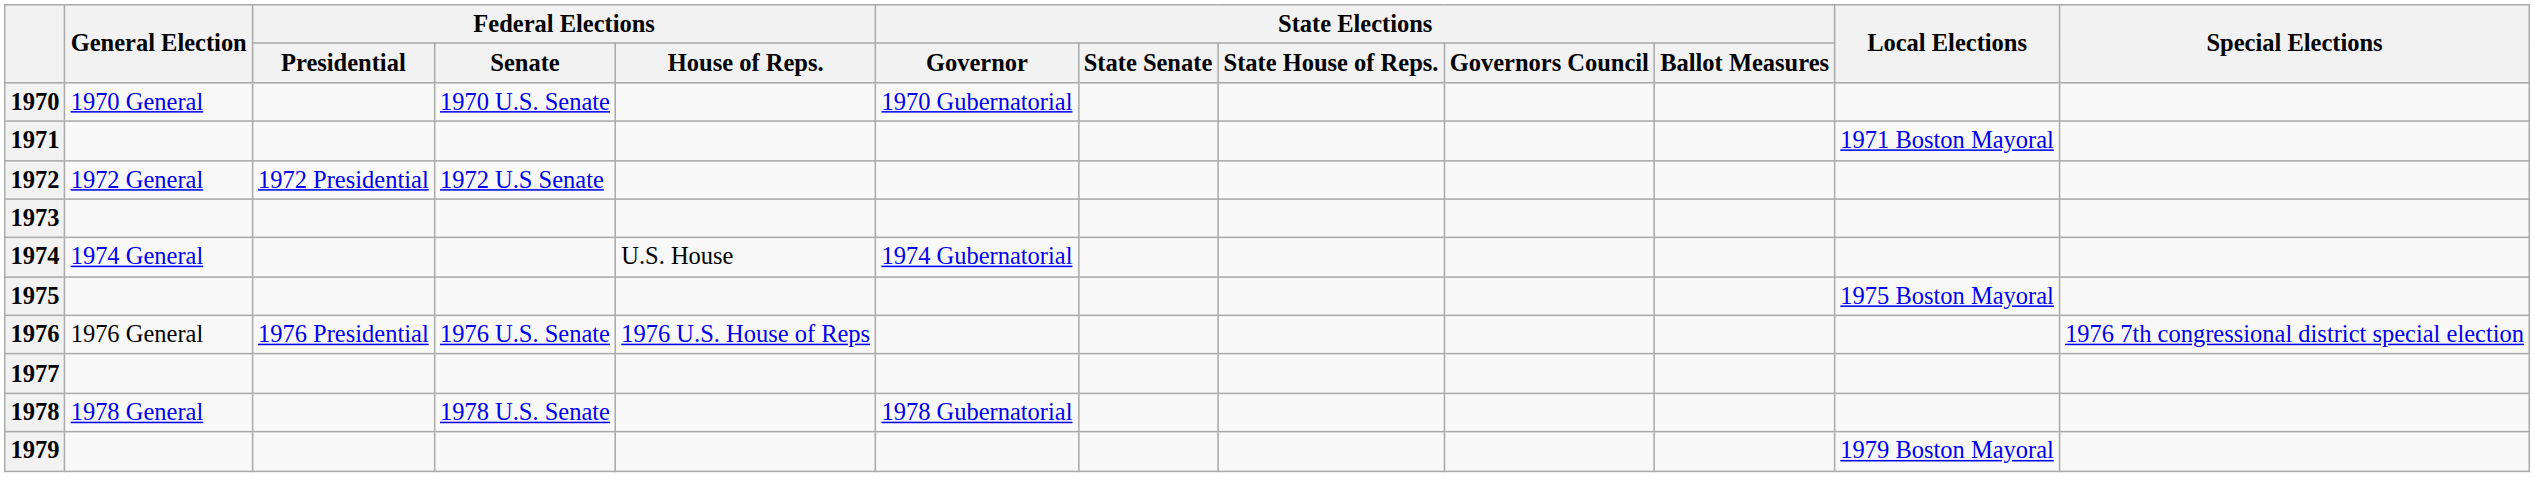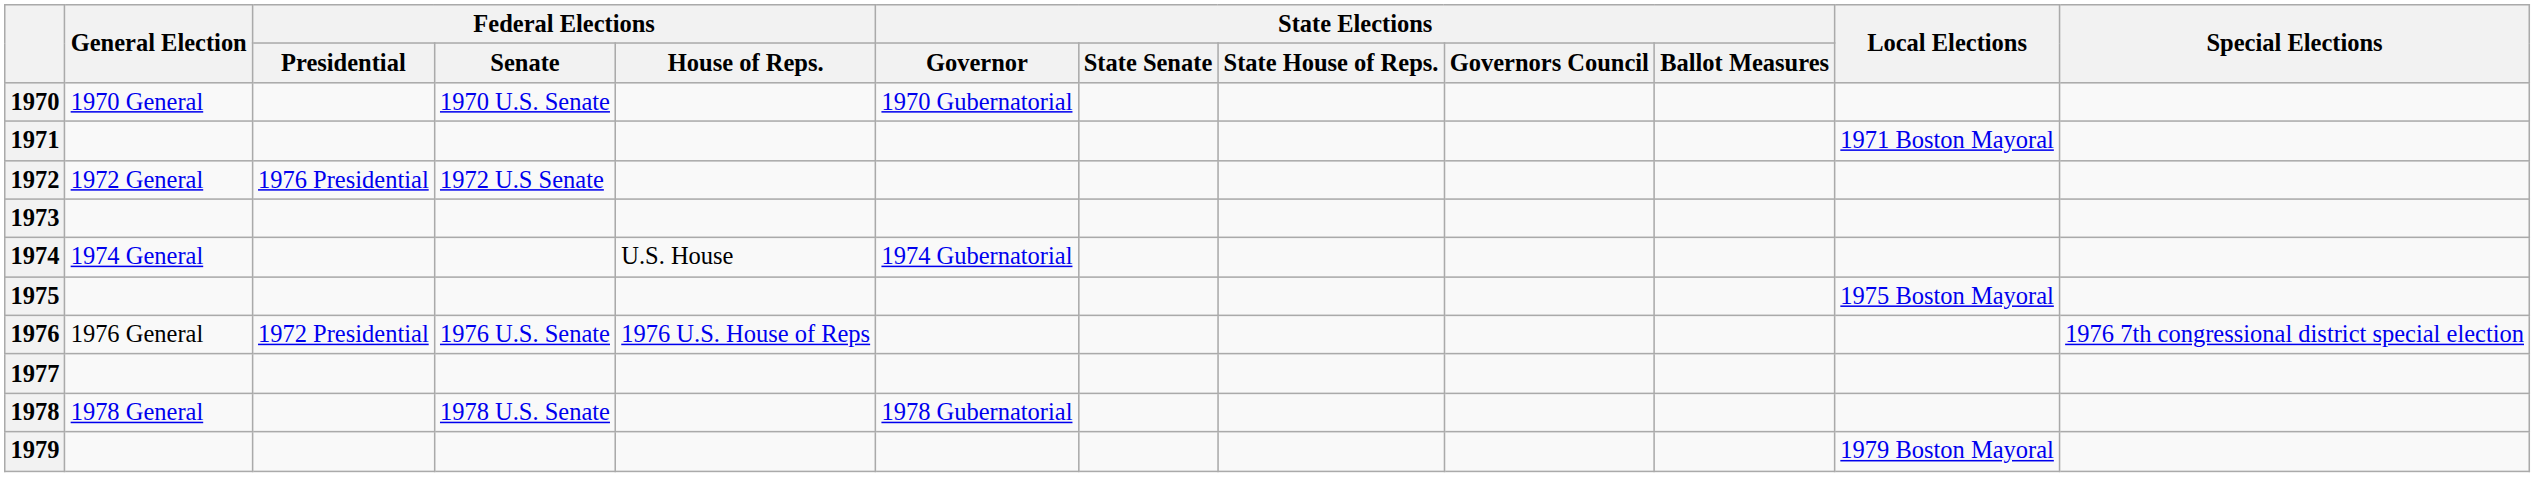(343, 179) 1972 Presidential -> (343, 179) 1976 Presidential
(343, 334) 1976 Presidential -> (343, 334) 1972 Presidential
